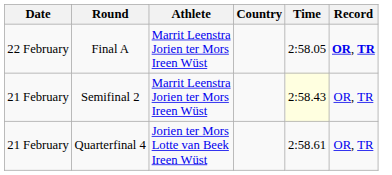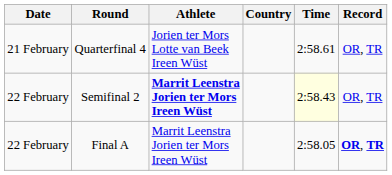rows swapped: (110, 48) <-> (110, 145)
(38, 97) 21 February -> (38, 97) 22 February
(191, 97) normal -> (196, 97) bold
